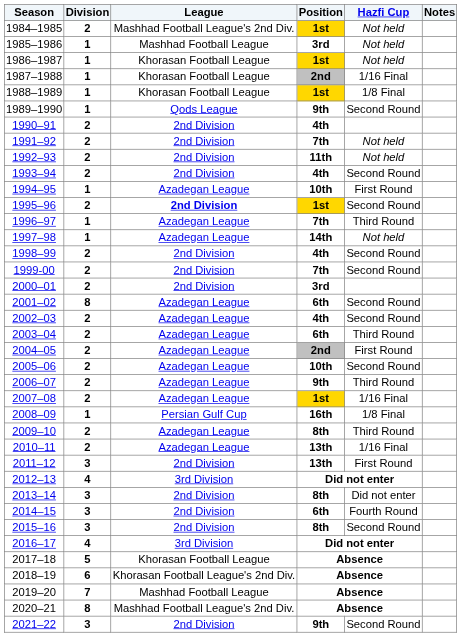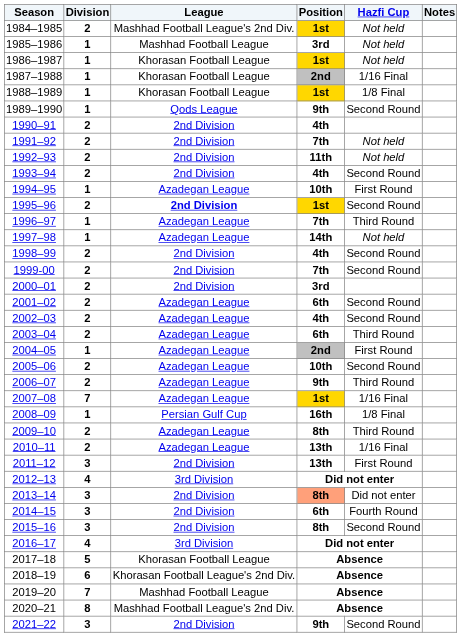(87, 302) 8 -> (87, 302) 2
(87, 350) 2 -> (87, 350) 1
(87, 398) 2 -> (87, 398) 7
(321, 495) no background -> (321, 495) lightsalmon background
